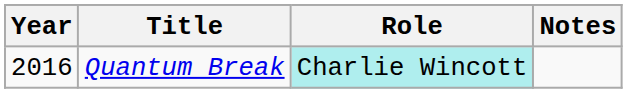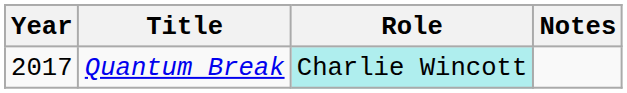(42, 68) 2016 -> (42, 68) 2017
